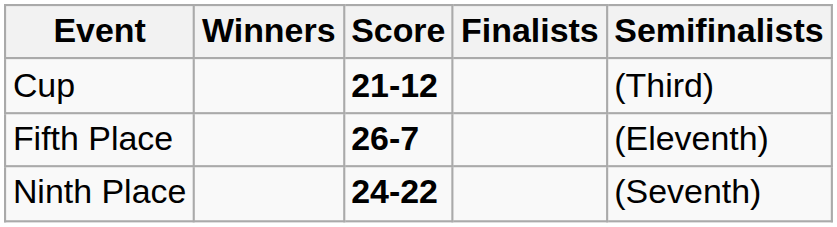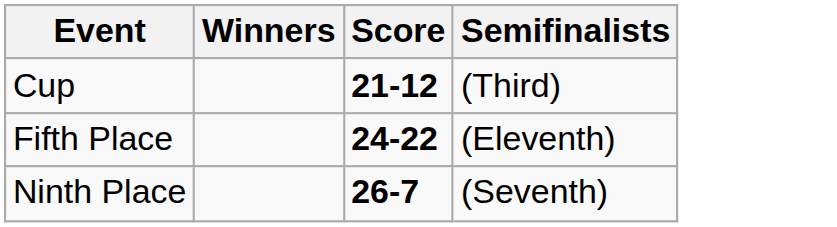- column: (530, 31)
(385, 138) 26-7 -> (395, 138) 24-22
(395, 192) 24-22 -> (385, 192) 26-7
